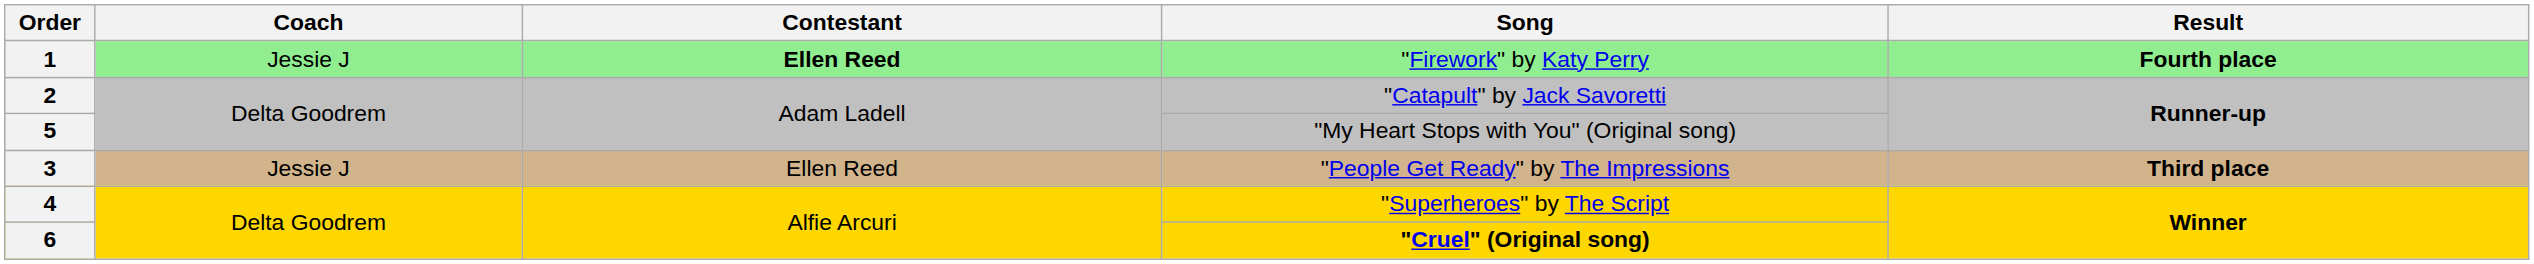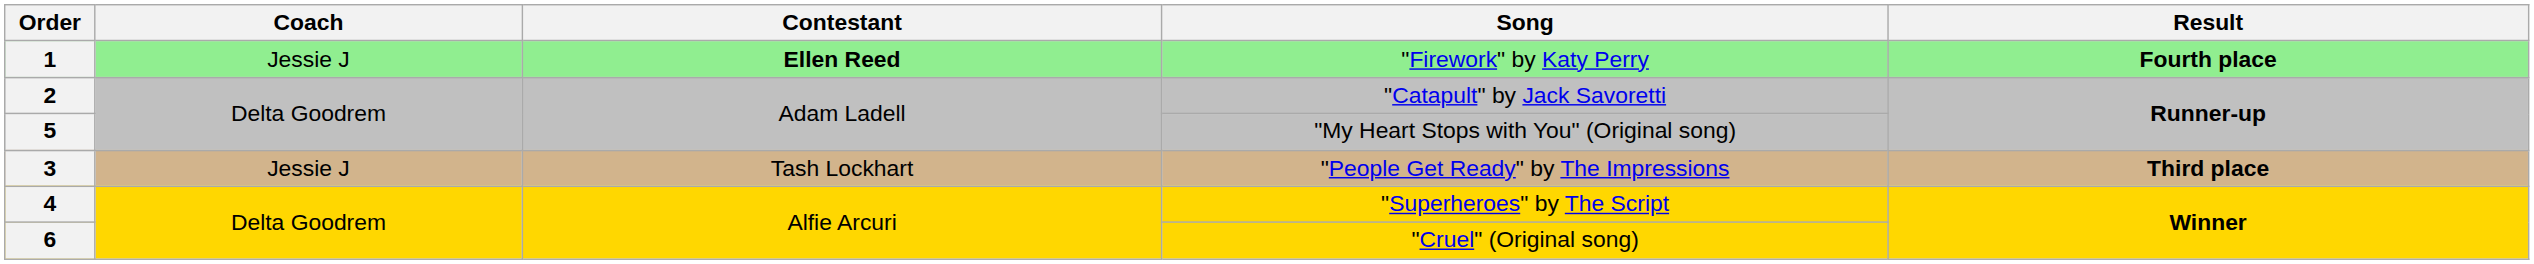(842, 167) Ellen Reed -> (842, 167) Tash Lockhart
(1525, 240) bold -> (1525, 240) normal
